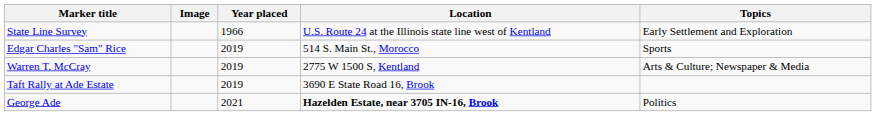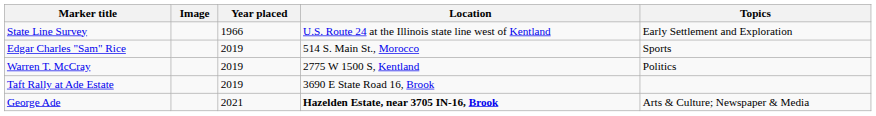(726, 66) Arts & Culture; Newspaper & Media -> (660, 66) Politics
(660, 102) Politics -> (726, 102) Arts & Culture; Newspaper & Media
